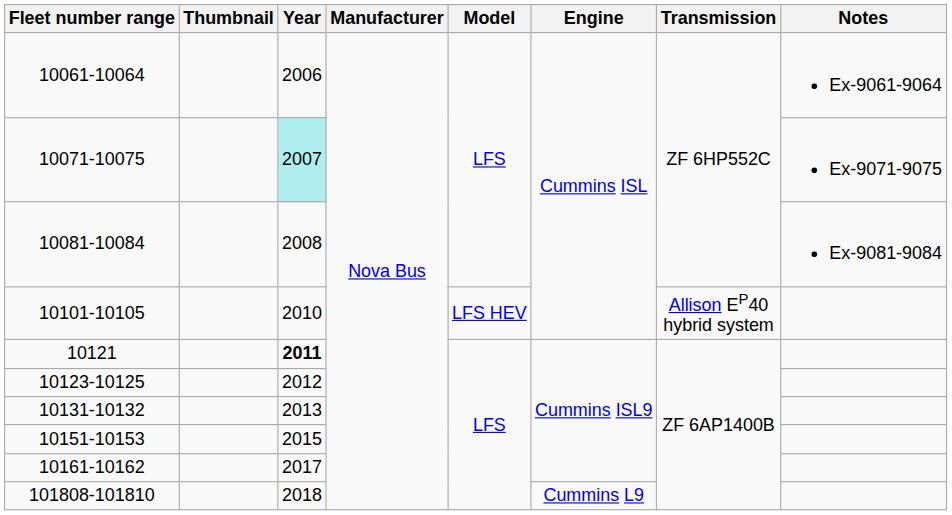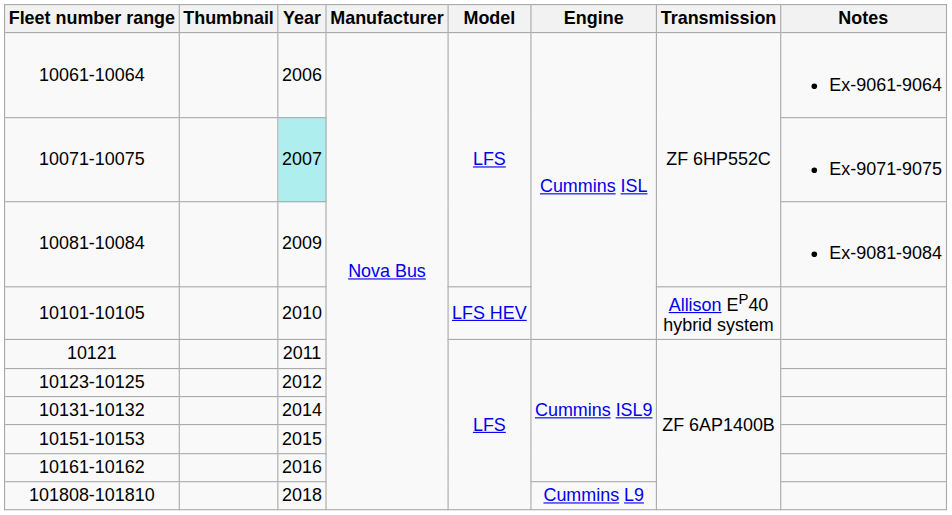(302, 243) 2008 -> (302, 243) 2009
(302, 353) bold -> (302, 353) normal
(302, 410) 2013 -> (302, 410) 2014
(302, 467) 2017 -> (302, 467) 2016
